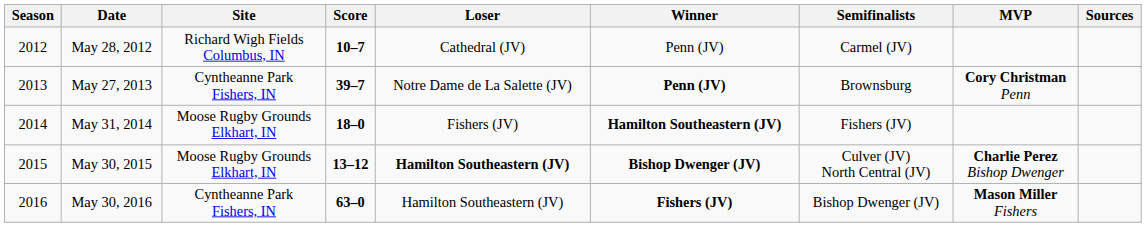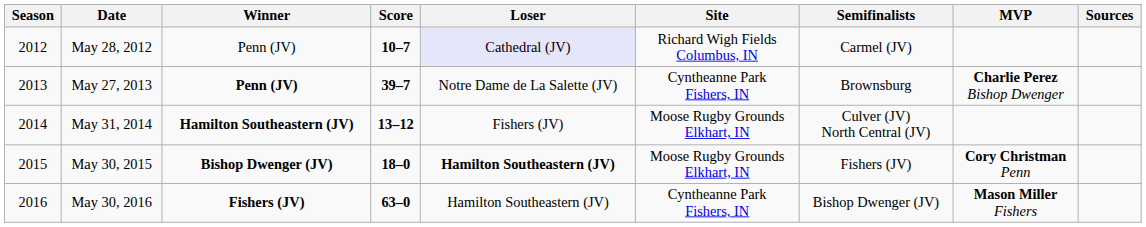columns swapped: (694, 15) <-> (244, 15)
(483, 46) no background -> (528, 46) lavender background
(1016, 85) Cory Christman Penn -> (1016, 85) Charlie Perez Bishop Dwenger
(350, 124) 18–0 -> (396, 124) 13–12
(876, 124) Fishers (JV) -> (876, 124) Culver (JV) North Central (JV)
(350, 163) 13–12 -> (396, 163) 18–0
(876, 163) Culver (JV) North Central (JV) -> (876, 163) Fishers (JV)
(1016, 163) Charlie Perez Bishop Dwenger -> (1016, 163) Cory Christman Penn
